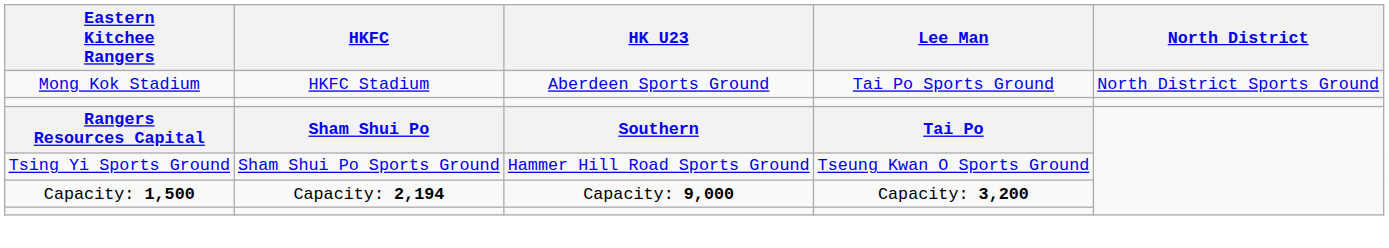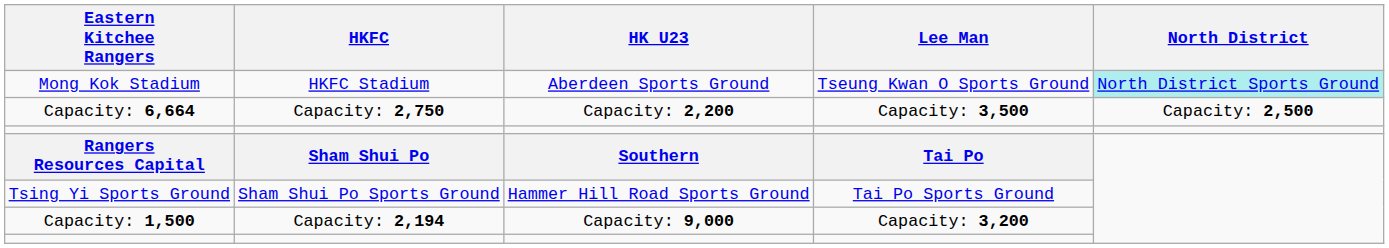(953, 84) Tai Po Sports Ground -> (953, 84) Tseung Kwan O Sports Ground
(1238, 84) no background -> (1238, 84) paleturquoise background
+ row: (119, 112)
(953, 166) Tseung Kwan O Sports Ground -> (953, 194) Tai Po Sports Ground
